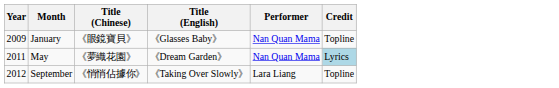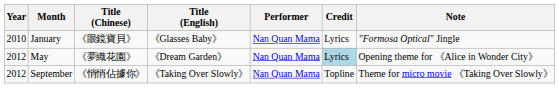+ column: (456, 17)
(16, 39) 2009 -> (16, 39) 2010
(339, 39) Topline -> (337, 39) Lyrics
(16, 56) 2011 -> (16, 56) 2012
(274, 74) Lara Liang -> (286, 74) Nan Quan Mama
